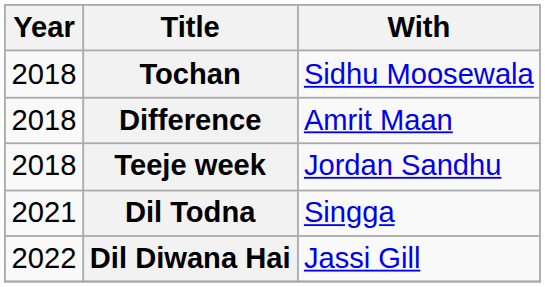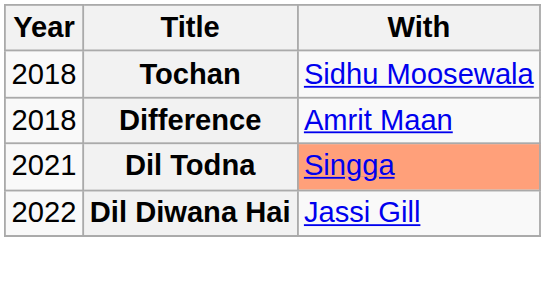- row: (190, 166)
(349, 212) no background -> (349, 166) lightsalmon background
